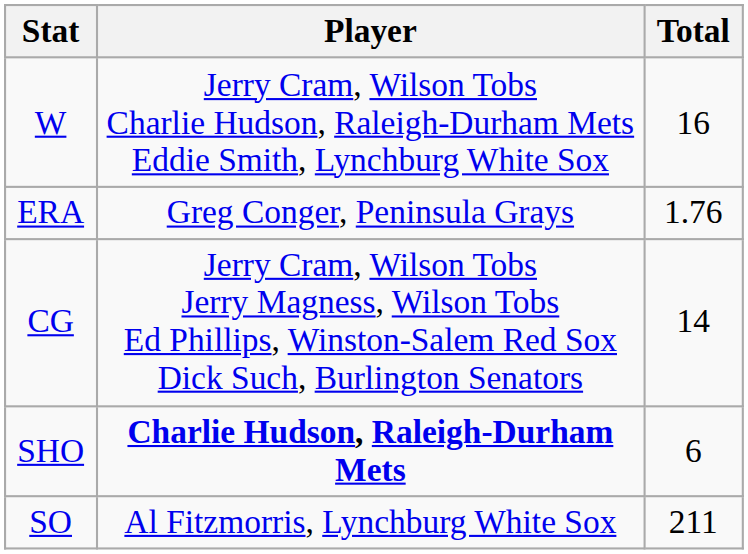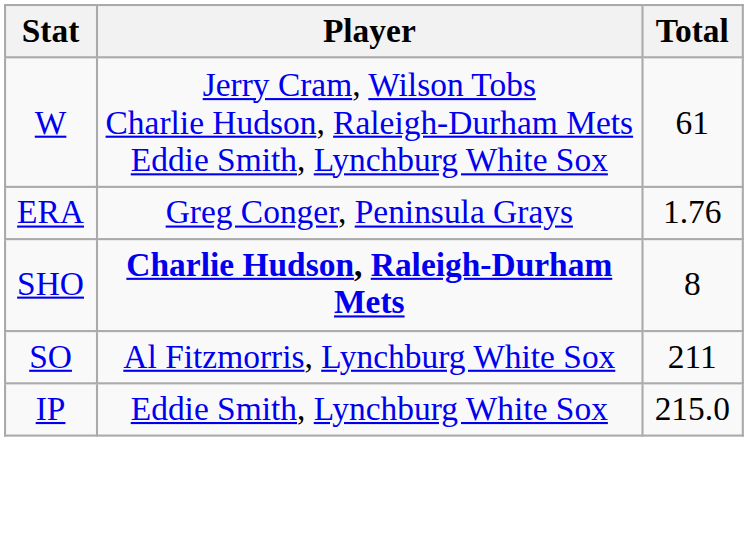(693, 121) 16 -> (692, 121) 61
- row: (51, 321)
(693, 450) 6 -> (692, 284) 8
+ row: (51, 409)
